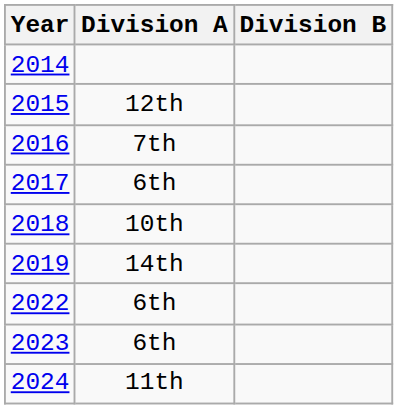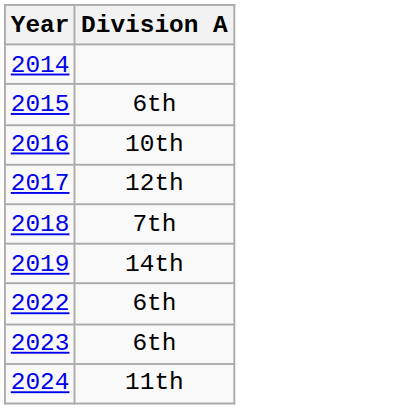- column: (313, 25)
(154, 105) 12th -> (154, 105) 6th
(154, 144) 7th -> (154, 144) 10th
(154, 184) 6th -> (154, 184) 12th
(154, 224) 10th -> (154, 224) 7th
